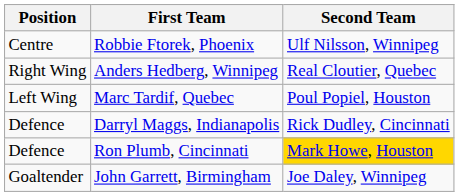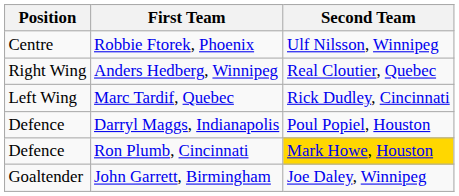(359, 97) Poul Popiel, Houston -> (368, 97) Rick Dudley, Cincinnati
(368, 124) Rick Dudley, Cincinnati -> (359, 124) Poul Popiel, Houston
